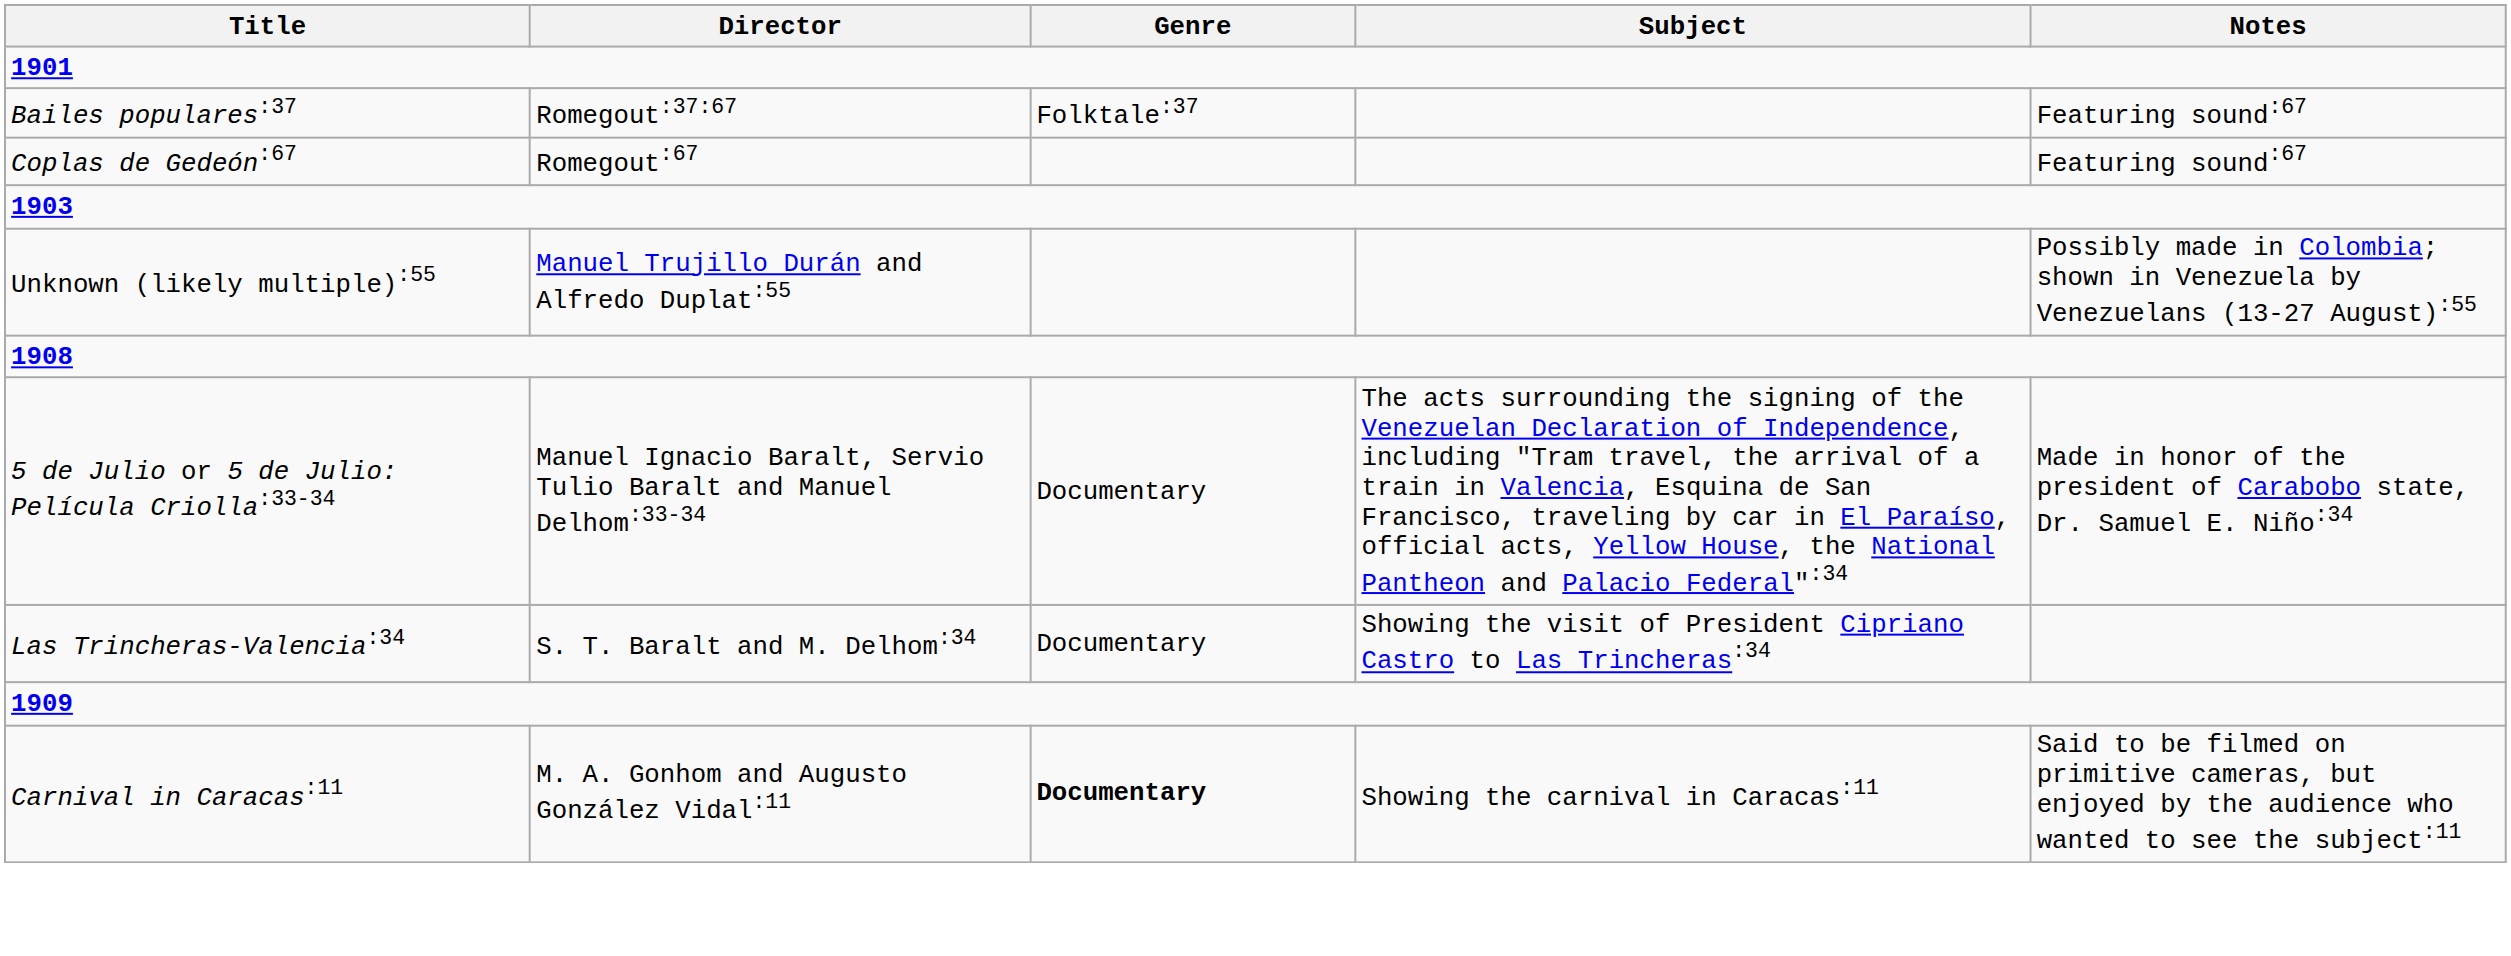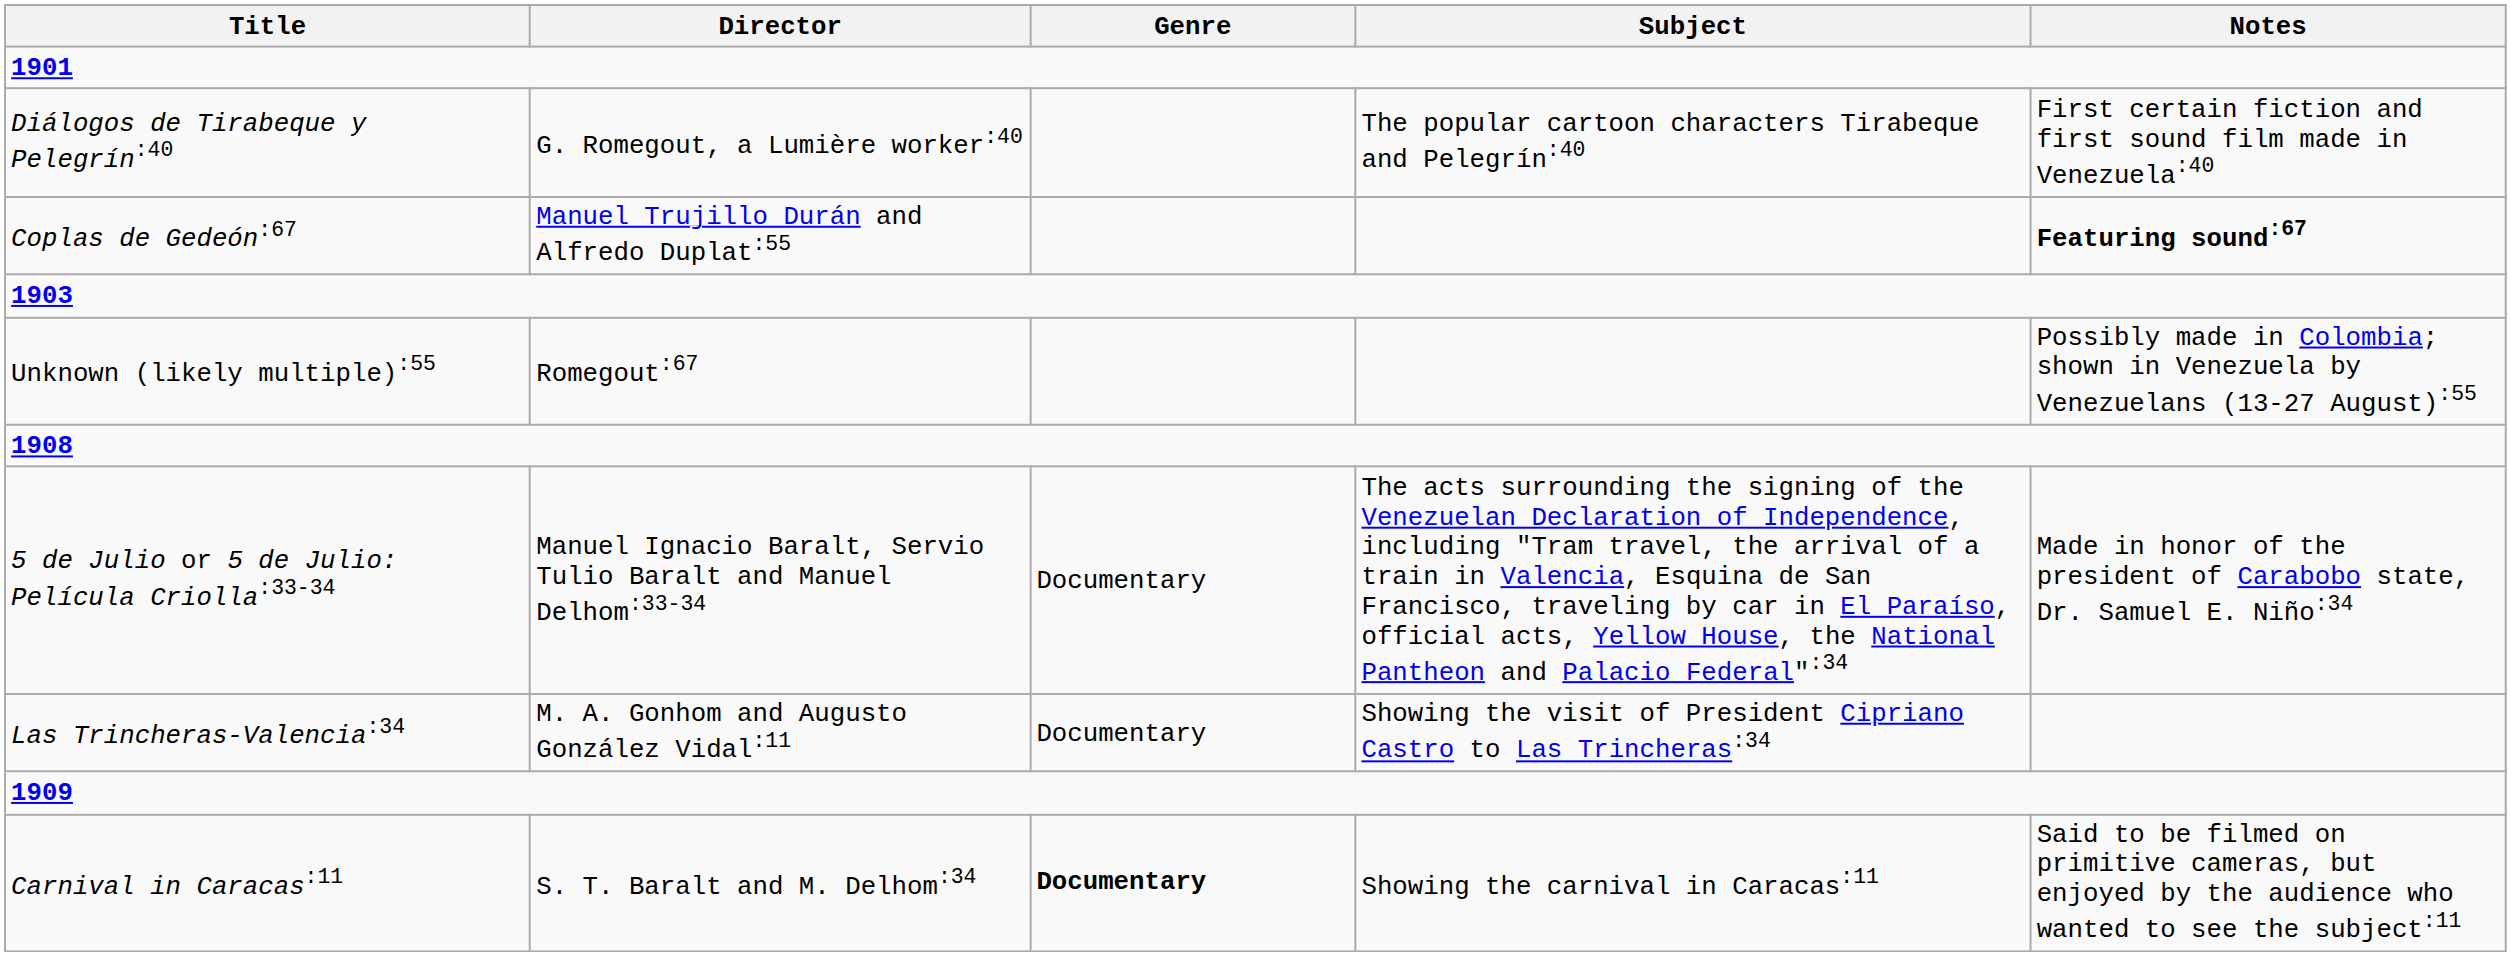+ row: (189, 143)
- row: (154, 113)
(617, 162) Romegout:67 -> (729, 236) Manuel Trujillo Durán and Alfredo Duplat:55
(2172, 162) normal -> (2172, 236) bold
(729, 282) Manuel Trujillo Durán and Alfredo Duplat:55 -> (617, 371) Romegout:67
(756, 644) S. T. Baralt and M. Delhom:34 -> (722, 733) M. A. Gonhom and Augusto González Vidal:11
(722, 794) M. A. Gonhom and Augusto González Vidal:11 -> (756, 883) S. T. Baralt and M. Delhom:34
